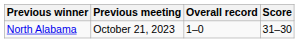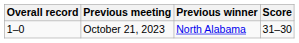columns swapped: (222, 12) <-> (48, 12)
